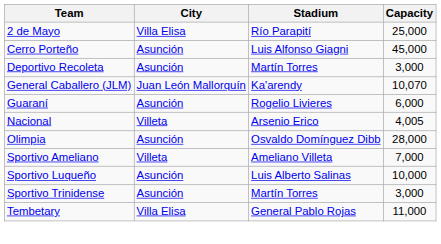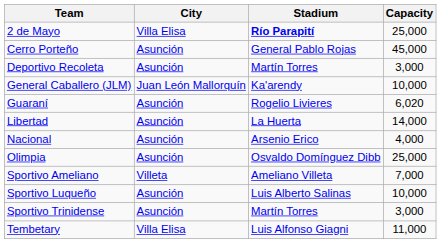(281, 31) normal -> (283, 31) bold
(300, 49) Luis Alfonso Giagni -> (304, 49) General Pablo Rojas
(409, 85) 10,070 -> (409, 85) 10,000
(409, 103) 6,000 -> (409, 103) 6,020
+ row: (28, 121)
(152, 121) Villeta -> (160, 139) Asunción
(409, 121) 4,005 -> (409, 139) 4,000
(409, 139) 28,000 -> (409, 157) 25,000
(304, 211) General Pablo Rojas -> (300, 229) Luis Alfonso Giagni
